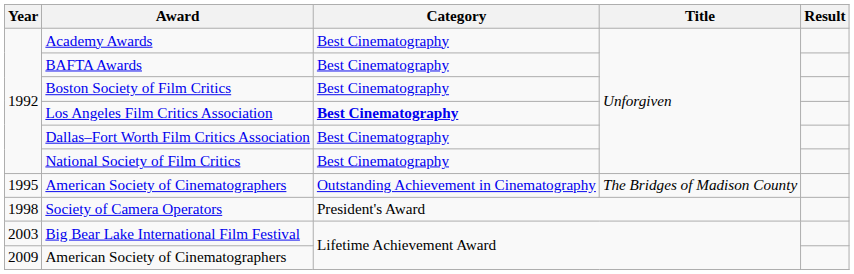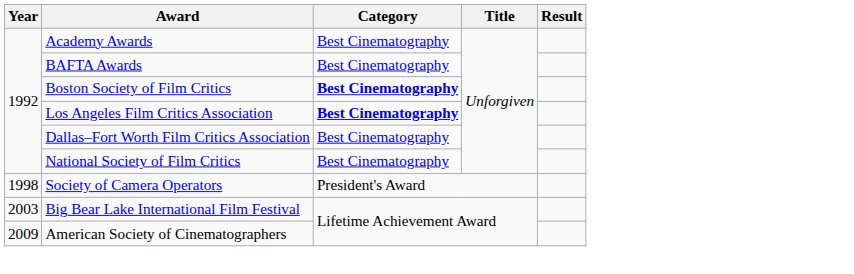(383, 88) normal -> (388, 88) bold
- row: (23, 185)
